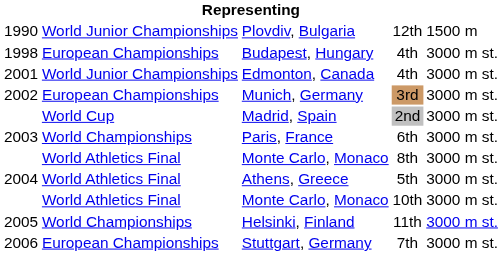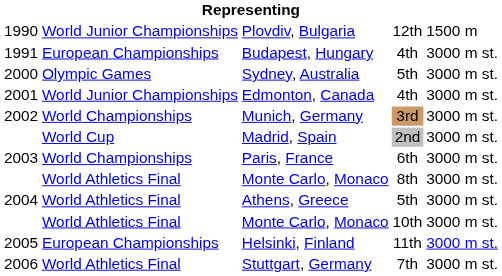(21, 52) 1998 -> (21, 52) 1991
+ row: (301, 73)
(130, 95) European Championships -> (117, 116) World Championships
(117, 221) World Championships -> (130, 242) European Championships
(130, 242) European Championships -> (111, 263) World Athletics Final
